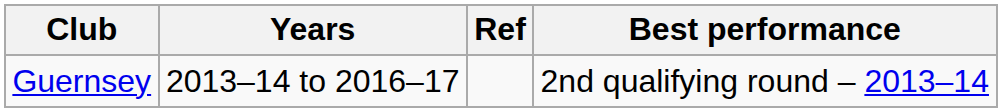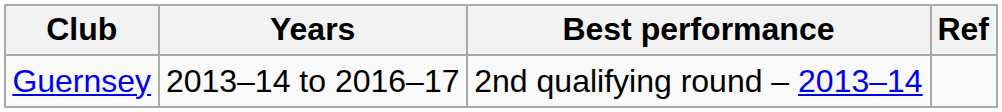columns swapped: (765, 29) <-> (500, 29)
